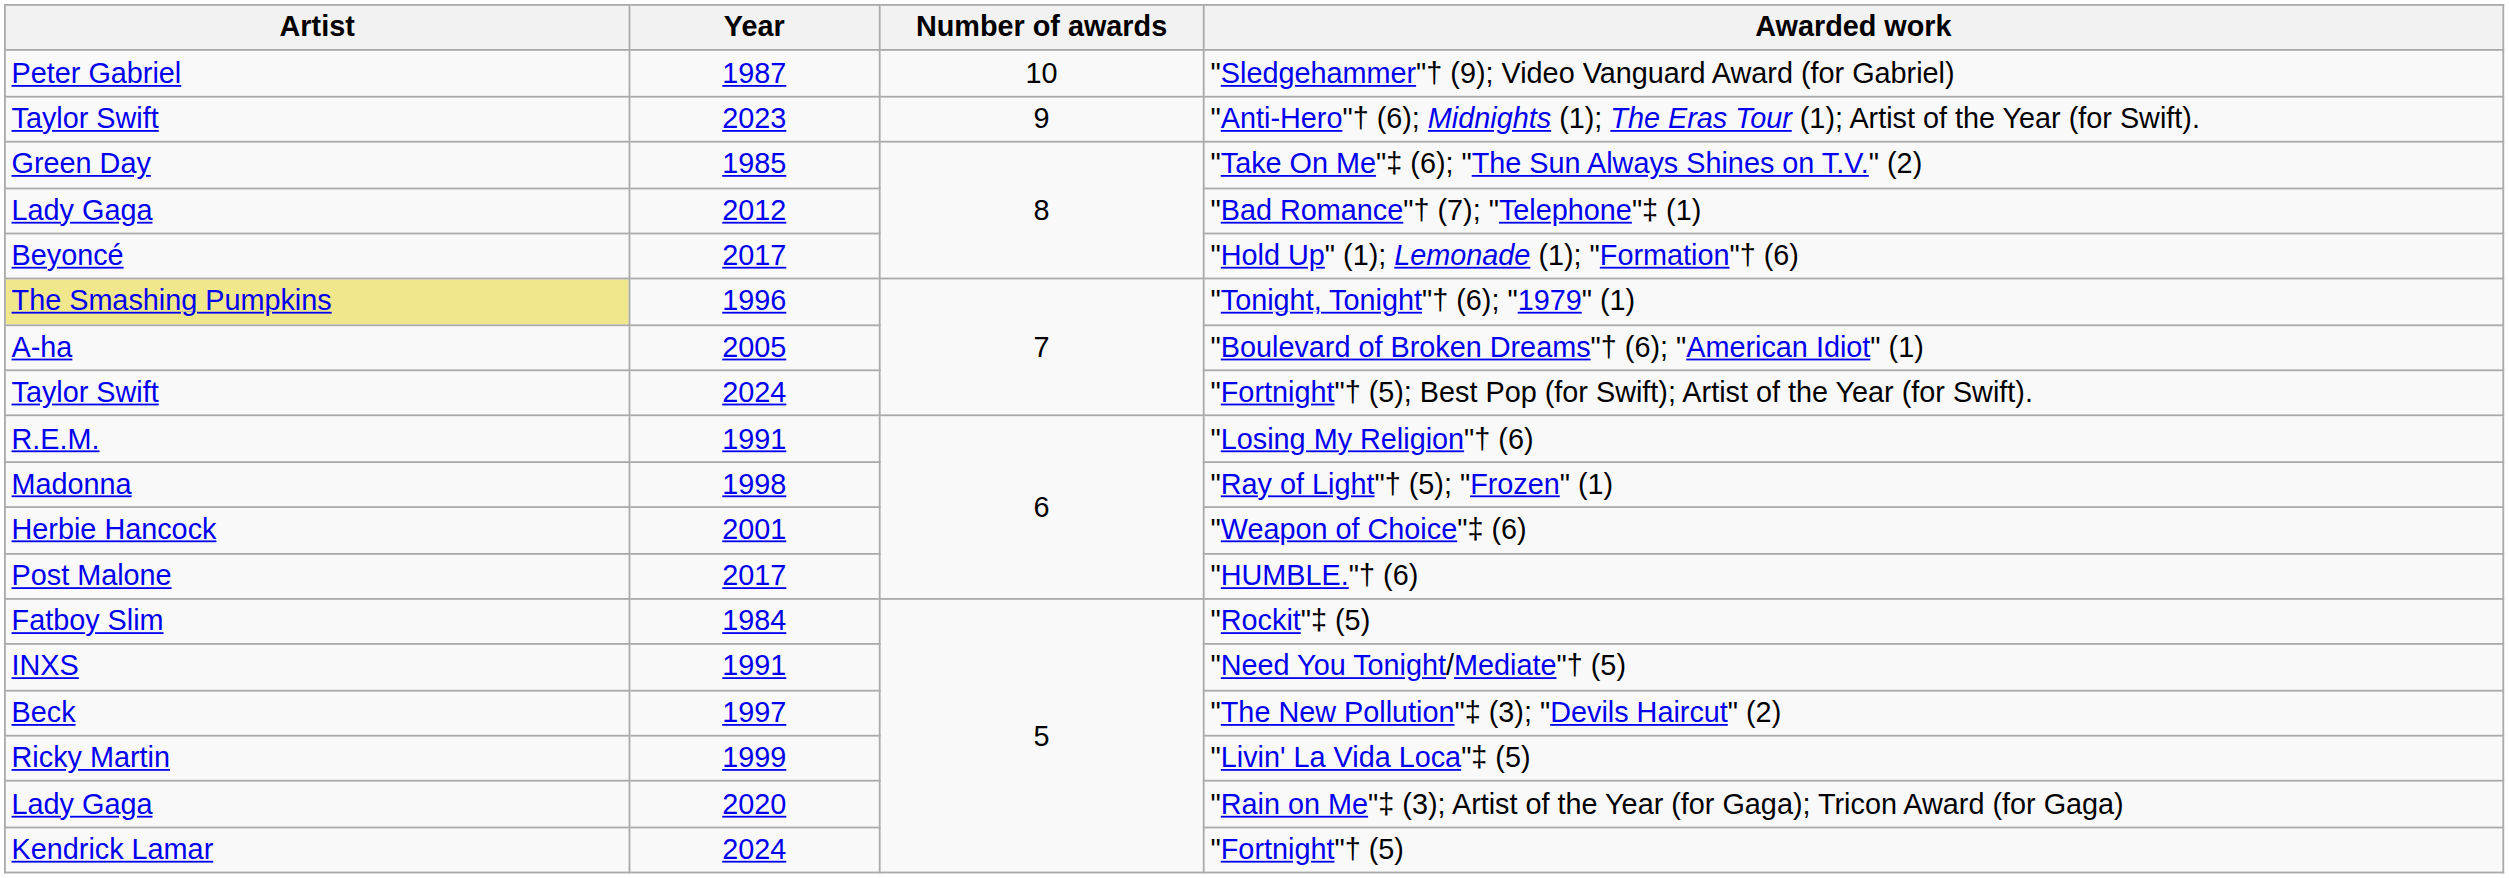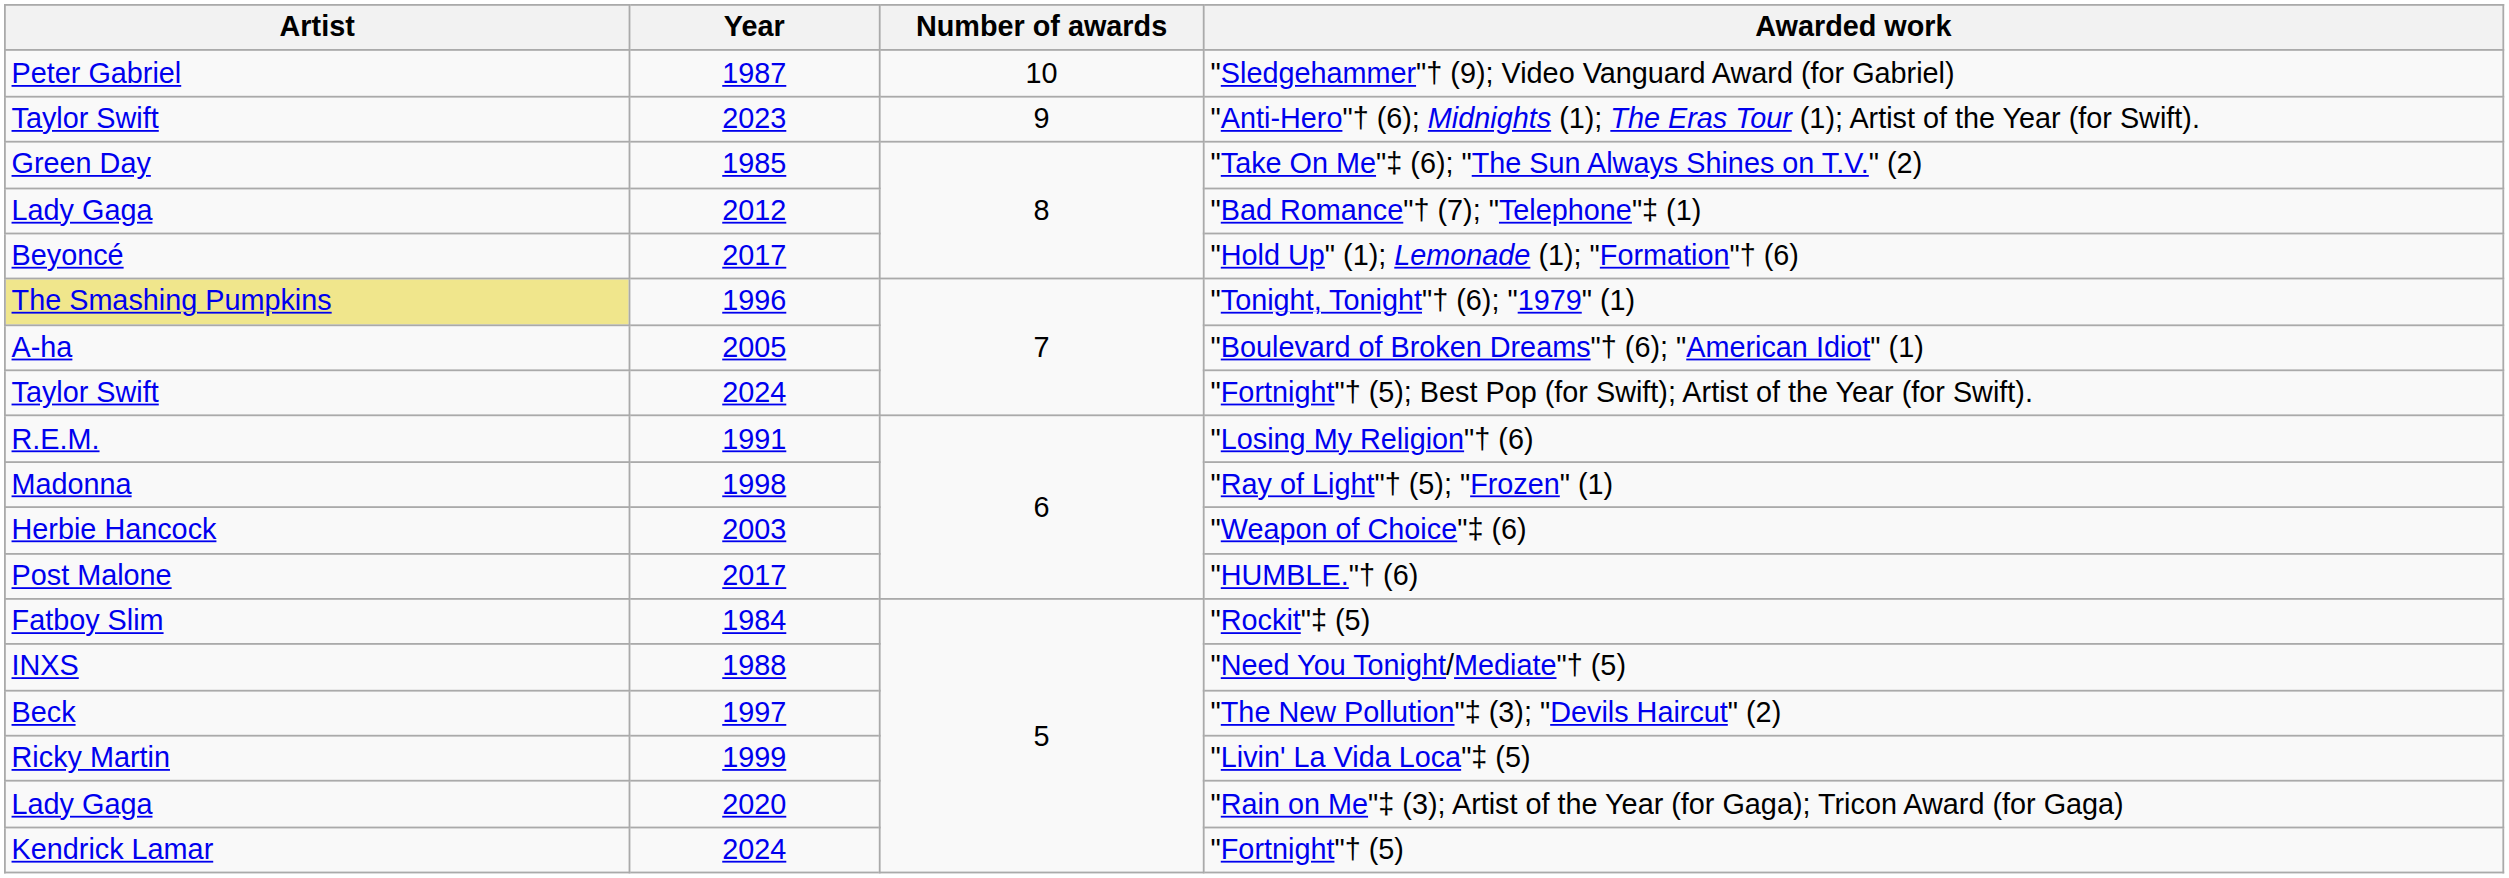(754, 529) 2001 -> (754, 529) 2003
(754, 666) 1991 -> (754, 666) 1988
